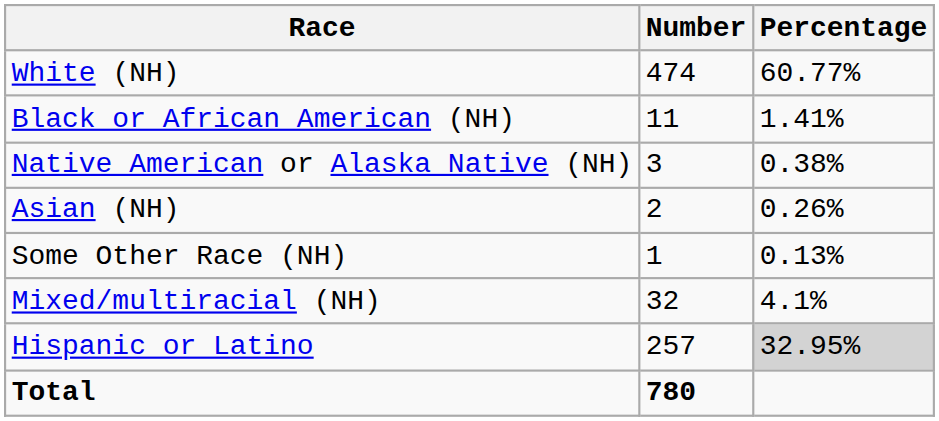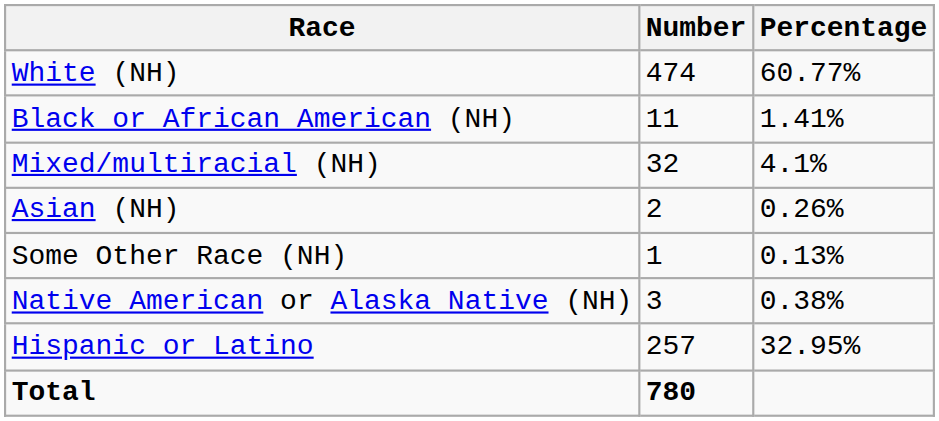rows swapped: (322, 165) <-> (196, 301)
(810, 347) lightgrey background -> (810, 347) no background
